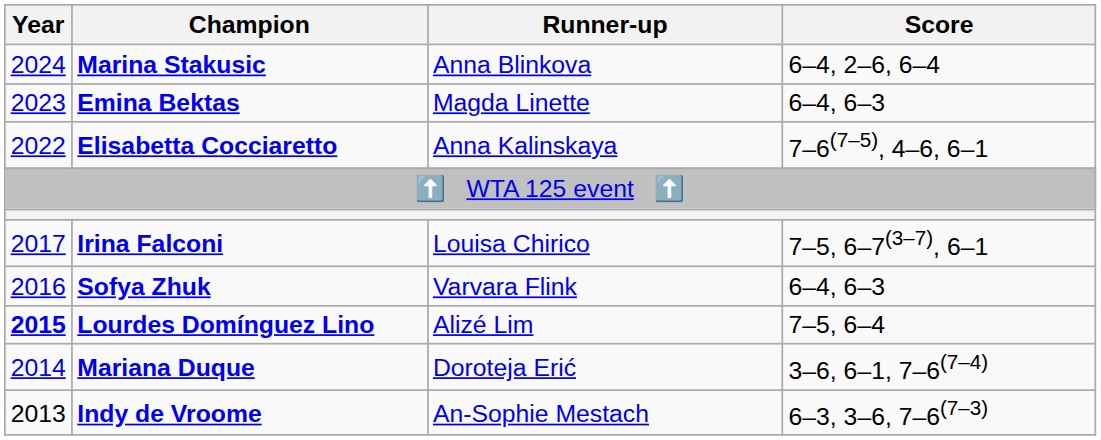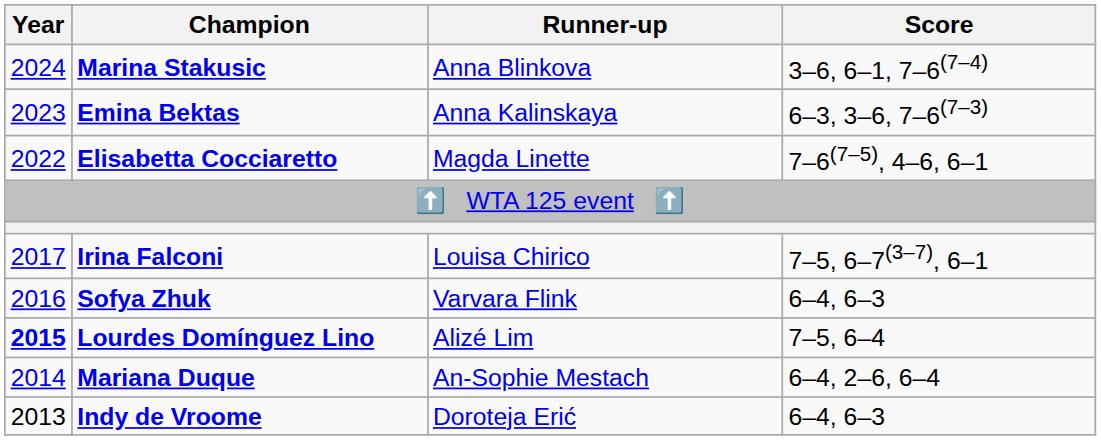(864, 64) 6–4, 2–6, 6–4 -> (888, 67) 3–6, 6–1, 7–6(7–4)
(511, 103) Magda Linette -> (525, 113) Anna Kalinskaya
(837, 103) 6–4, 6–3 -> (888, 113) 6–3, 3–6, 7–6(7–3)
(525, 145) Anna Kalinskaya -> (511, 159) Magda Linette
(504, 367) Doroteja Erić -> (541, 377) An-Sophie Mestach
(888, 368) 3–6, 6–1, 7–6(7–4) -> (864, 377) 6–4, 2–6, 6–4
(541, 413) An-Sophie Mestach -> (504, 416) Doroteja Erić
(888, 413) 6–3, 3–6, 7–6(7–3) -> (837, 416) 6–4, 6–3
